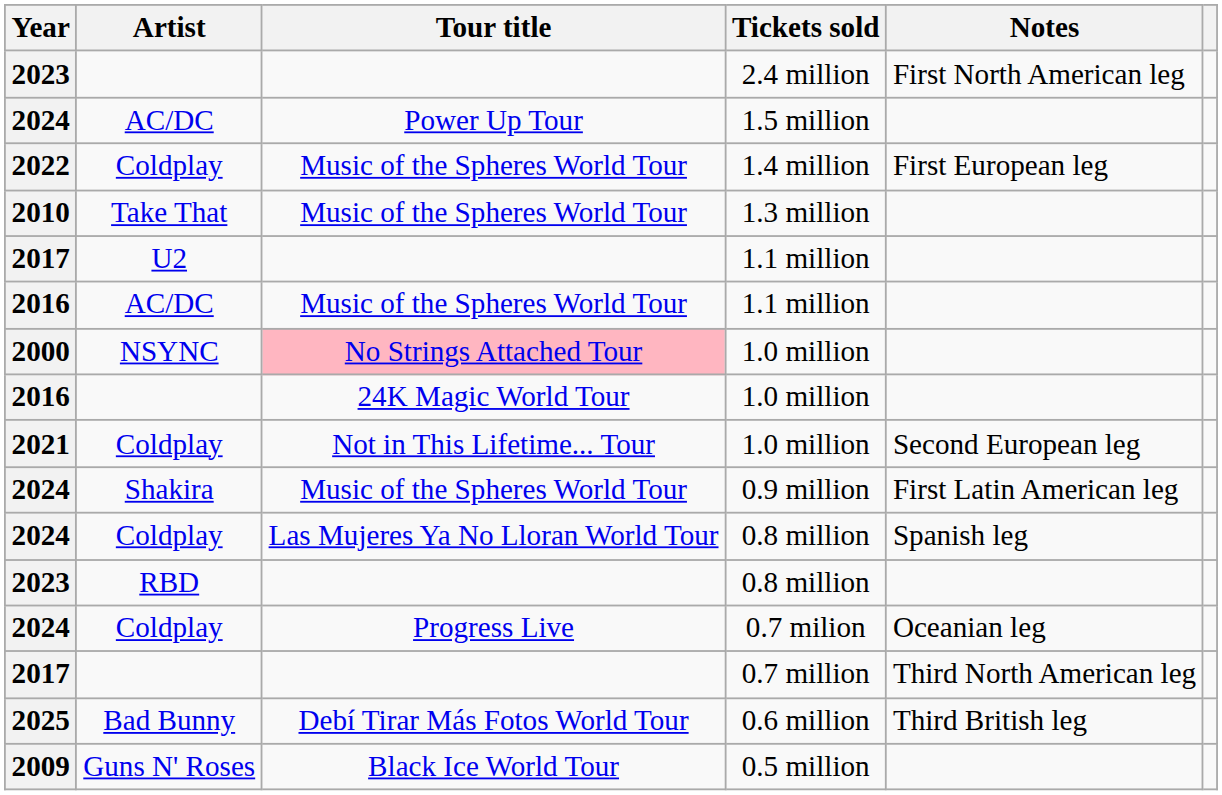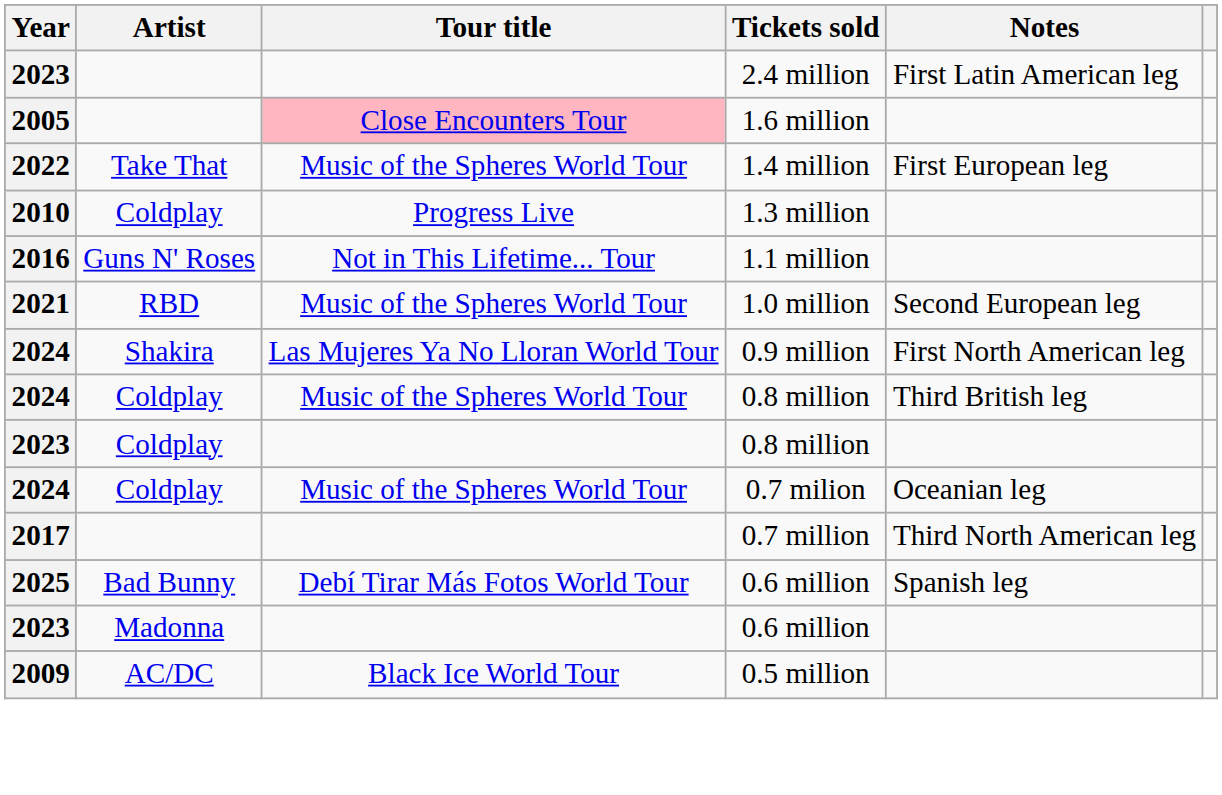(1039, 73) First North American leg -> (1036, 73) First Latin American leg
+ row: (41, 119)
- row: (41, 119)
(169, 166) Coldplay -> (169, 166) Take That
(169, 212) Take That -> (169, 212) Coldplay
(494, 212) Music of the Spheres World Tour -> (494, 212) Progress Live
- row: (41, 258)
(169, 304) AC/DC -> (169, 258) Guns N' Roses
(494, 304) Music of the Spheres World Tour -> (494, 258) Not in This Lifetime... Tour
- row: (41, 350)
- row: (41, 397)
(169, 443) Coldplay -> (169, 304) RBD
(494, 443) Not in This Lifetime... Tour -> (494, 304) Music of the Spheres World Tour
(494, 489) Music of the Spheres World Tour -> (494, 350) Las Mujeres Ya No Lloran World Tour
(1036, 489) First Latin American leg -> (1039, 350) First North American leg
(494, 535) Las Mujeres Ya No Lloran World Tour -> (494, 397) Music of the Spheres World Tour
(960, 535) Spanish leg -> (990, 397) Third British leg
(169, 581) RBD -> (169, 443) Coldplay
(494, 627) Progress Live -> (494, 489) Music of the Spheres World Tour
(990, 720) Third British leg -> (960, 581) Spanish leg
+ row: (41, 627)
(169, 766) Guns N' Roses -> (169, 674) AC/DC
